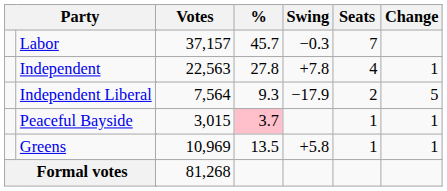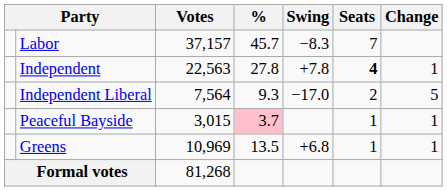(314, 43) −0.3 -> (314, 43) −8.3
(373, 69) normal -> (373, 69) bold
(310, 95) −17.9 -> (310, 95) −17.0
(314, 146) +5.8 -> (314, 146) +6.8
